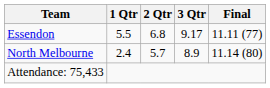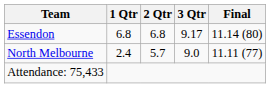(124, 33) 5.5 -> (124, 33) 6.8
(237, 33) 11.11 (77) -> (237, 33) 11.14 (80)
(192, 53) 8.9 -> (192, 53) 9.0
(237, 53) 11.14 (80) -> (237, 53) 11.11 (77)
